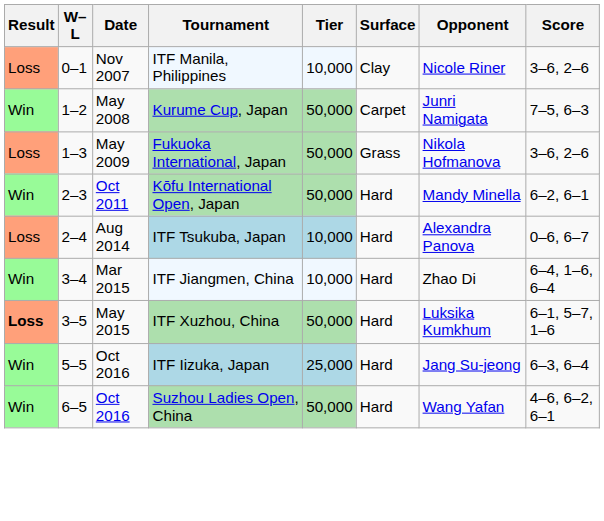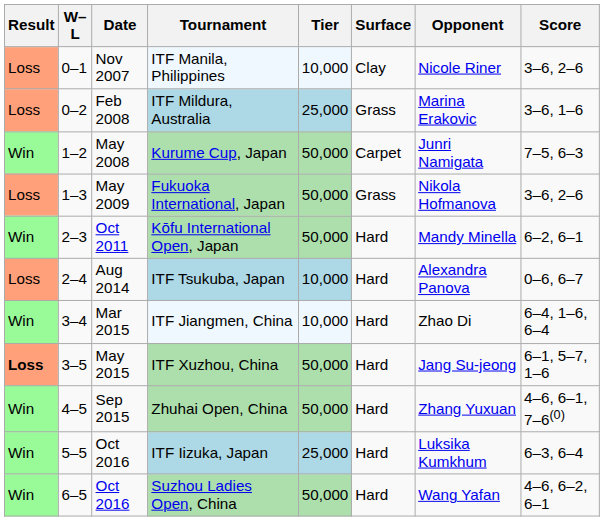+ row: (192, 109)
(457, 321) Luksika Kumkhum -> (467, 363) Jang Su-jeong
+ row: (219, 408)
(472, 363) Jang Su-jeong -> (452, 452) Luksika Kumkhum
